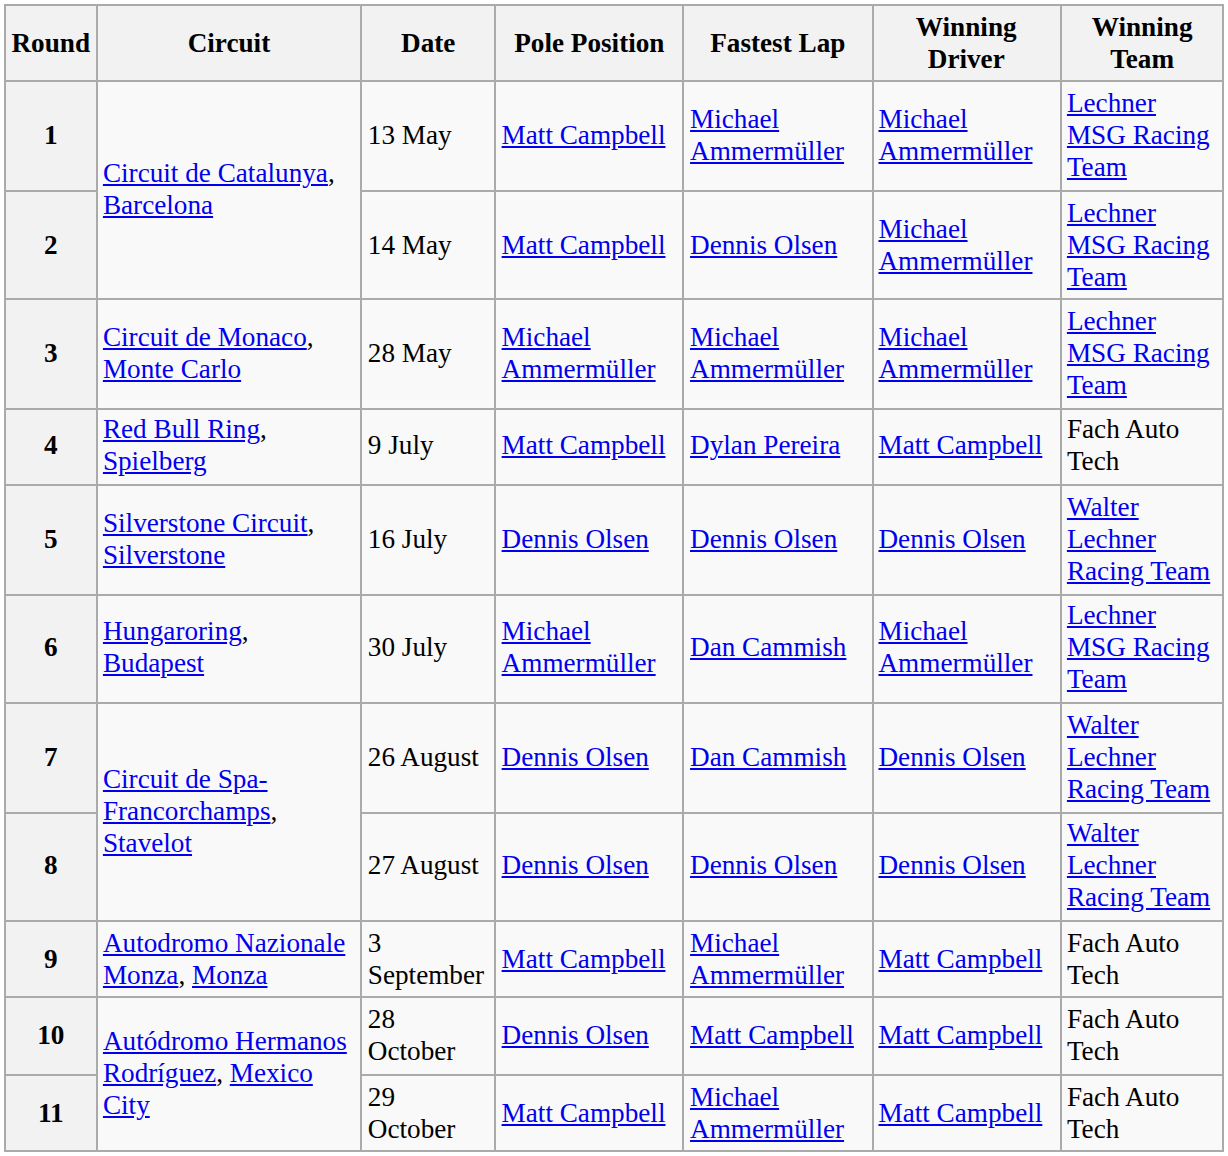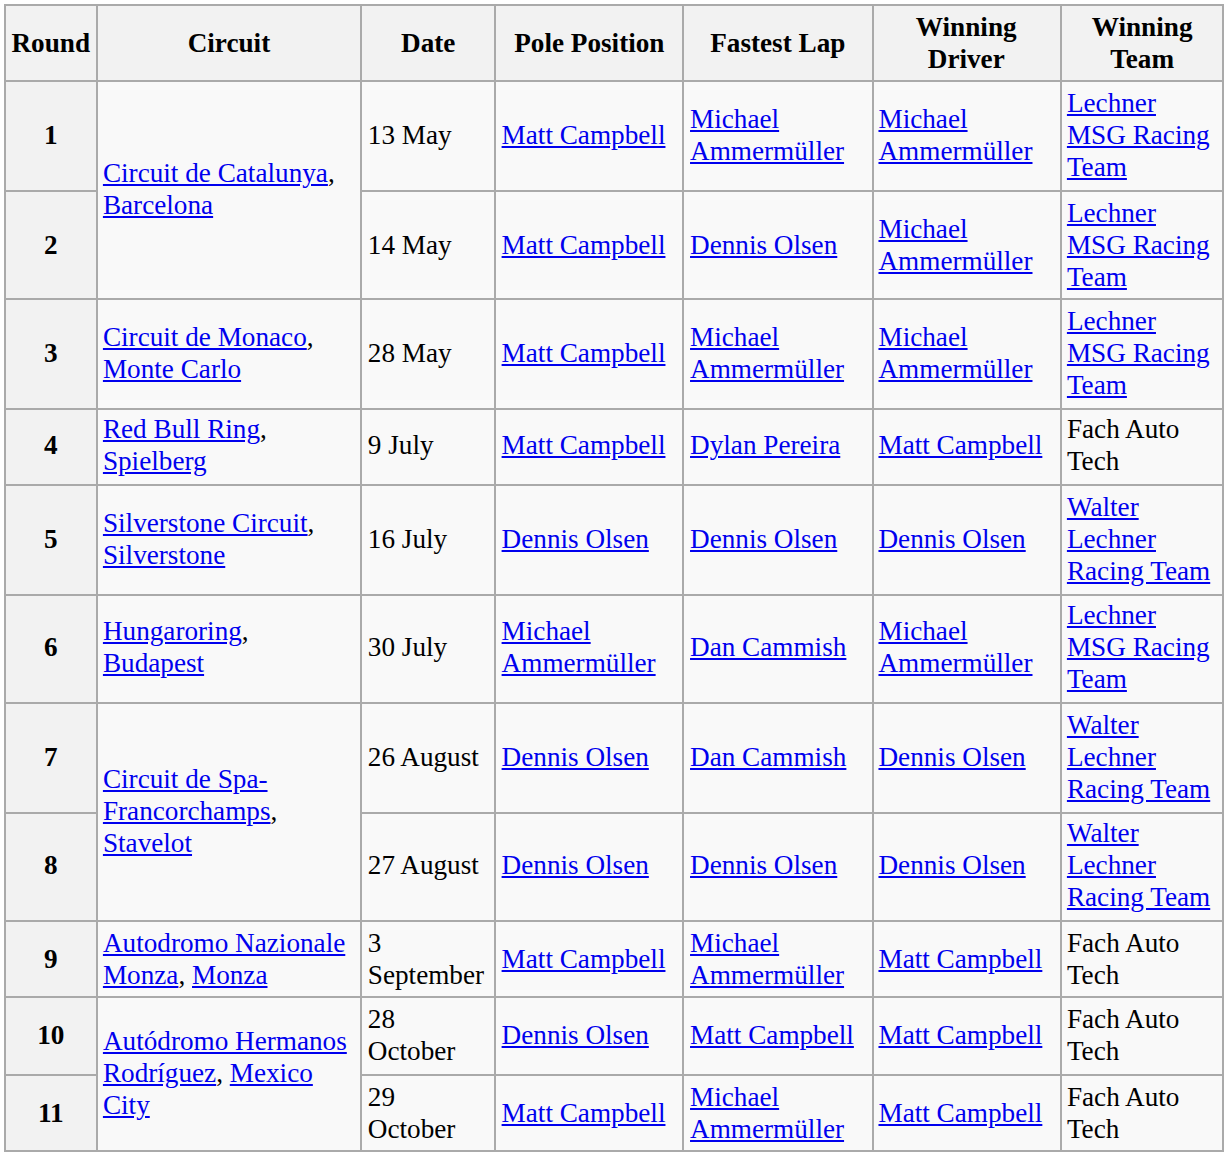(579, 353) Michael Ammermüller -> (584, 353) Matt Campbell
